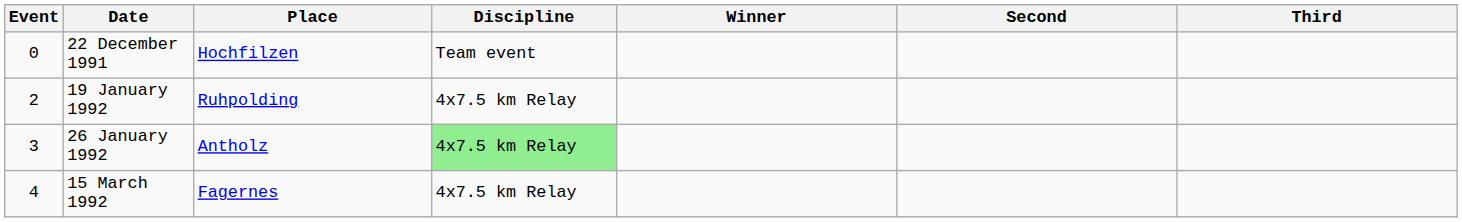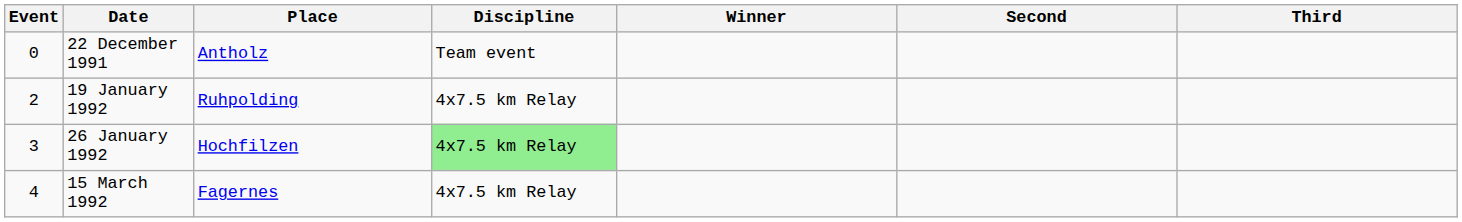(248, 55) Hochfilzen -> (233, 55) Antholz
(233, 148) Antholz -> (248, 148) Hochfilzen
